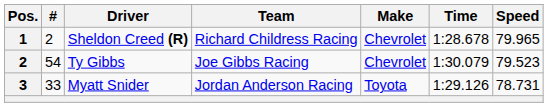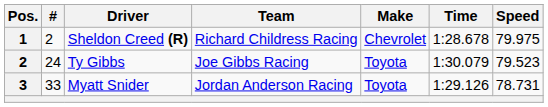(518, 39) 79.965 -> (518, 39) 79.975
(53, 62) 54 -> (53, 62) 24
(395, 62) Chevrolet -> (386, 62) Toyota
